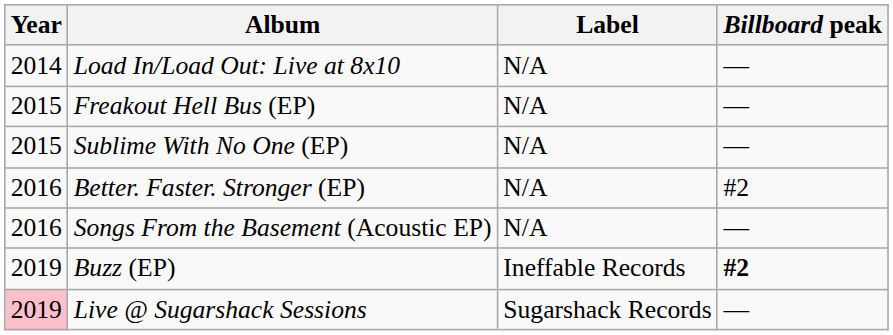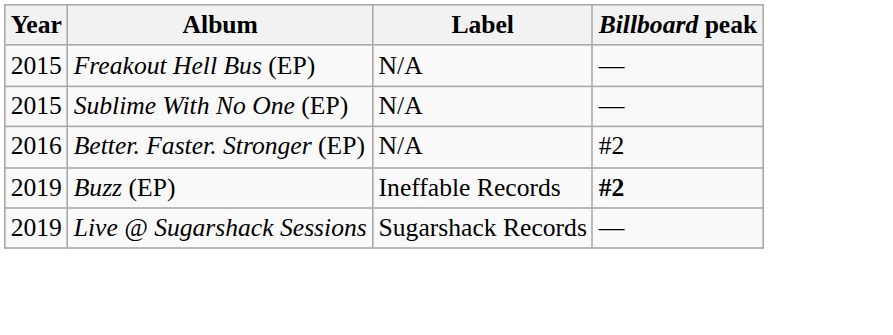- row: (237, 65)
- row: (283, 227)
(36, 308) pink background -> (36, 227) no background
